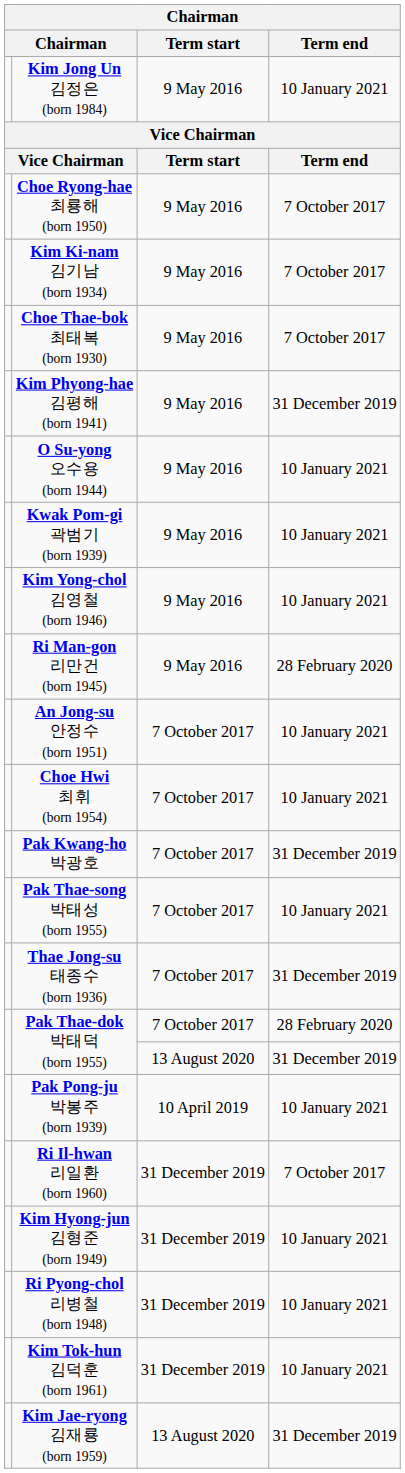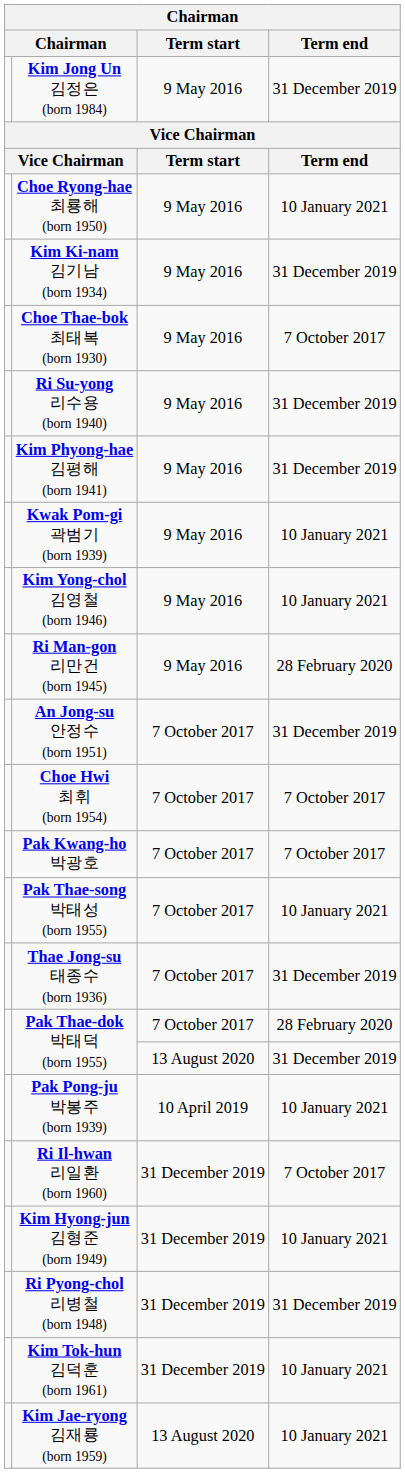(335, 89) 10 January 2021 -> (335, 89) 31 December 2019
(335, 206) 7 October 2017 -> (335, 206) 10 January 2021
(335, 272) 7 October 2017 -> (335, 272) 31 December 2019
+ row: (75, 403)
- row: (75, 469)
(335, 731) 10 January 2021 -> (335, 731) 31 December 2019
(335, 797) 10 January 2021 -> (335, 797) 7 October 2017
(335, 853) 31 December 2019 -> (335, 853) 7 October 2017
(335, 1304) 10 January 2021 -> (335, 1304) 31 December 2019
(335, 1435) 31 December 2019 -> (335, 1435) 10 January 2021
